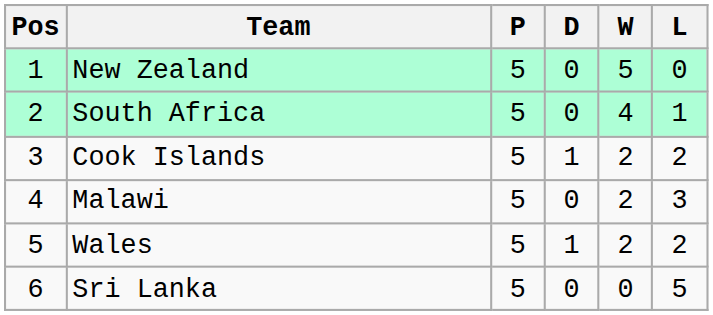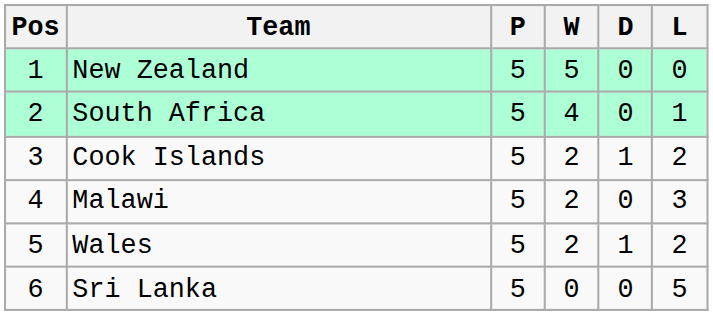columns swapped: (626, 27) <-> (572, 27)
